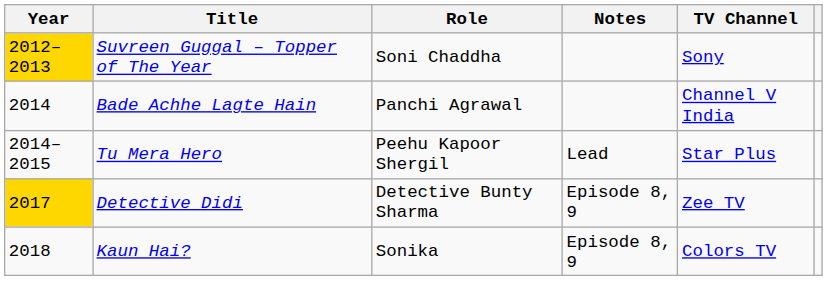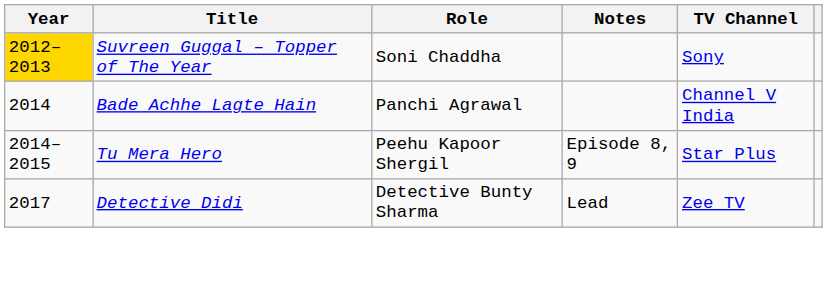(587, 154) Lead -> (619, 154) Episode 8, 9
(30, 203) gold background -> (30, 203) no background
(619, 203) Episode 8, 9 -> (587, 203) Lead
- row: (144, 251)
